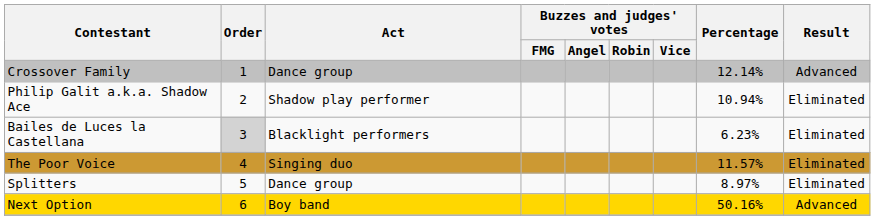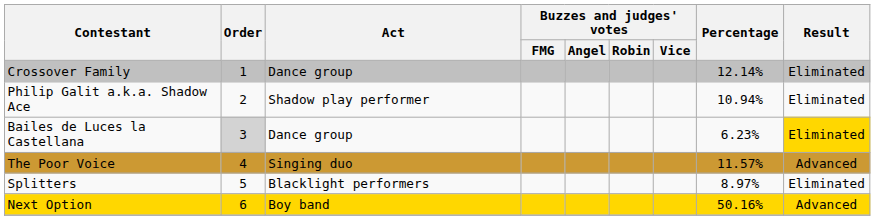(827, 71) Advanced -> (827, 71) Eliminated
(349, 135) Blacklight performers -> (310, 135) Dance group
(827, 135) no background -> (827, 135) gold background
(827, 163) Eliminated -> (827, 163) Advanced
(310, 184) Dance group -> (349, 184) Blacklight performers
